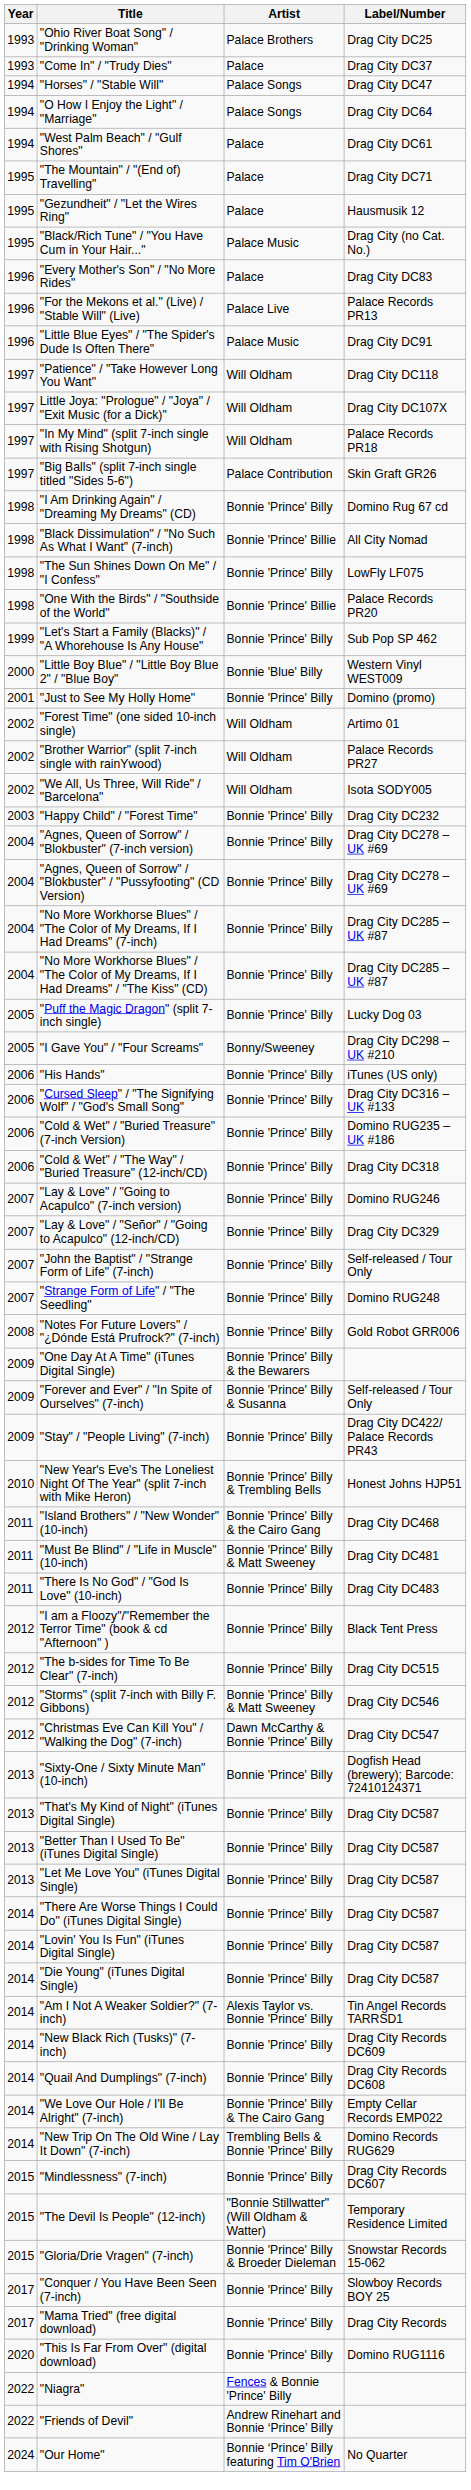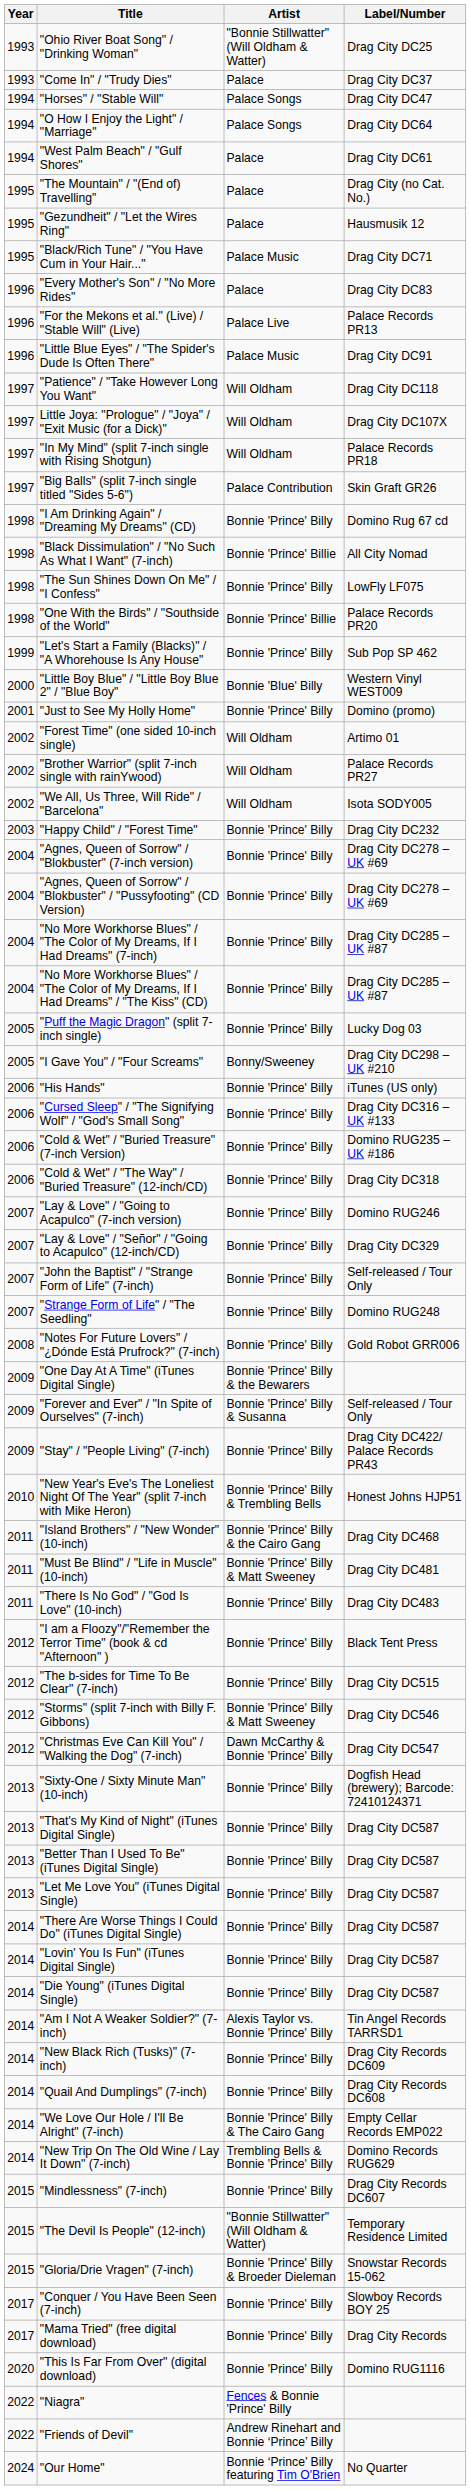(270, 40) Palace Brothers -> (278, 47) "Bonnie Stillwatter" (Will Oldham & Watter)
(390, 177) Drag City DC71 -> (396, 191) Drag City (no Cat. No.)
(396, 243) Drag City (no Cat. No.) -> (390, 257) Drag City DC71
